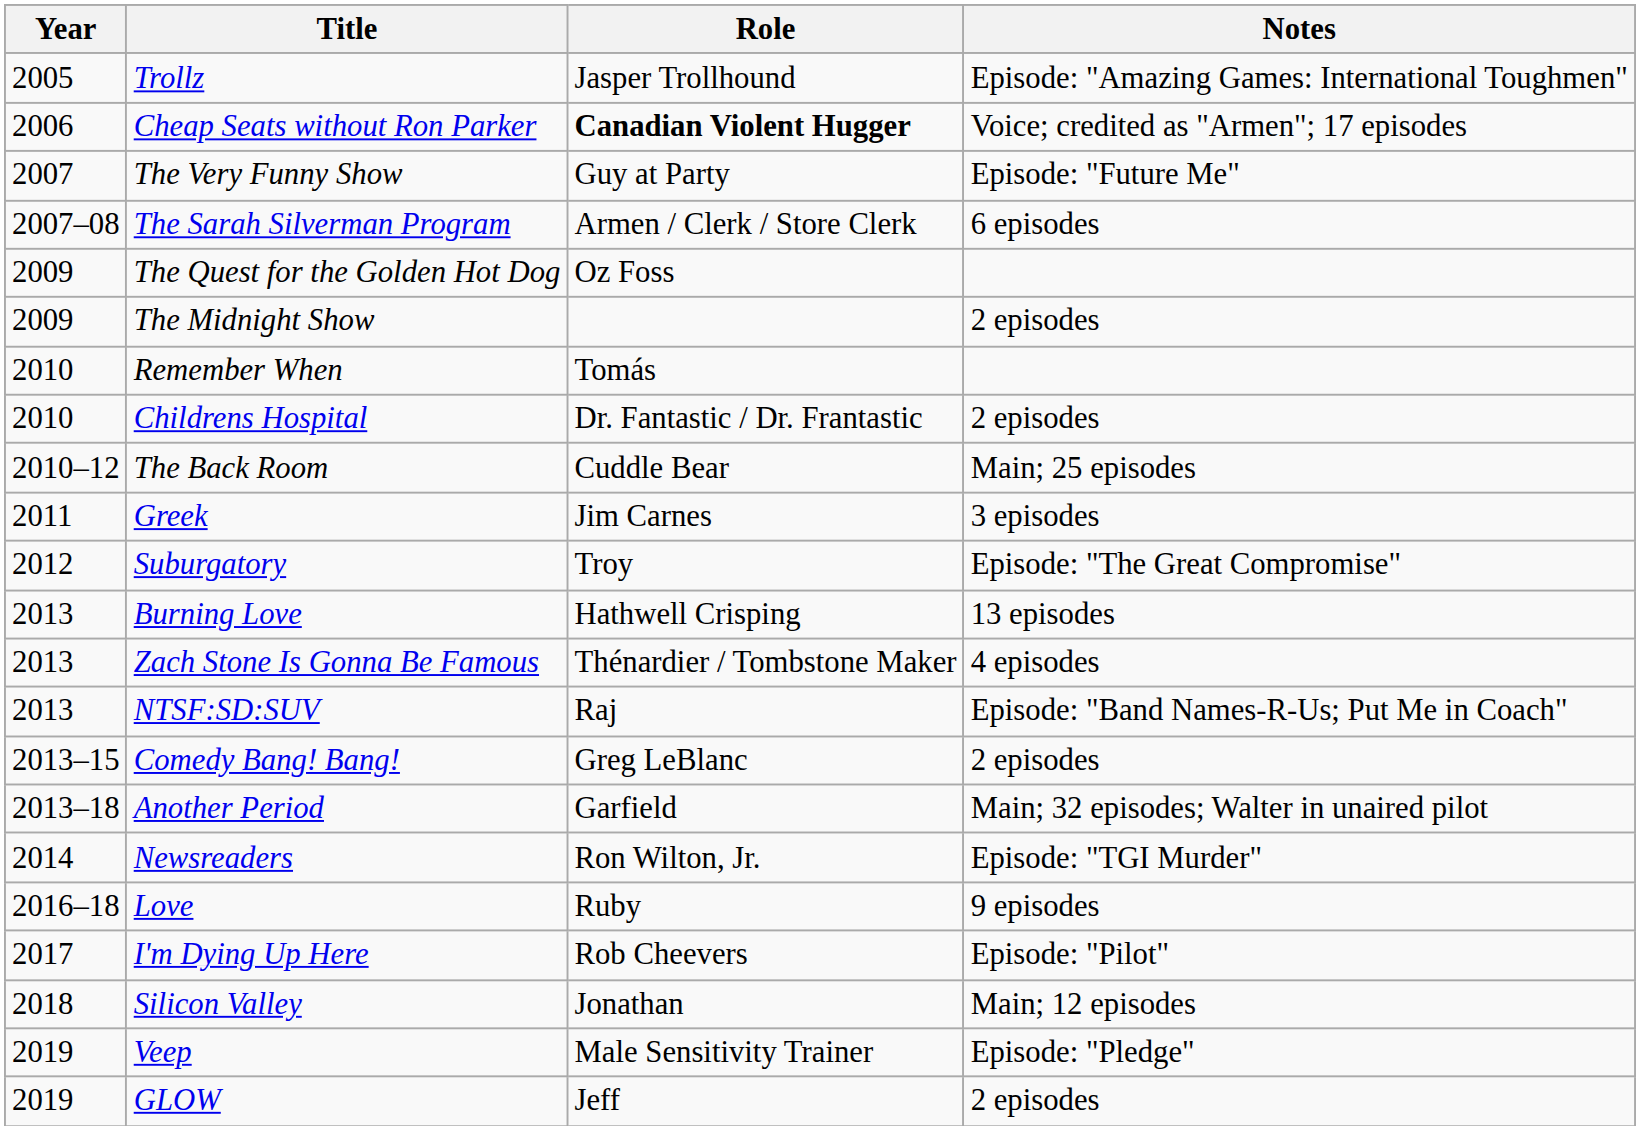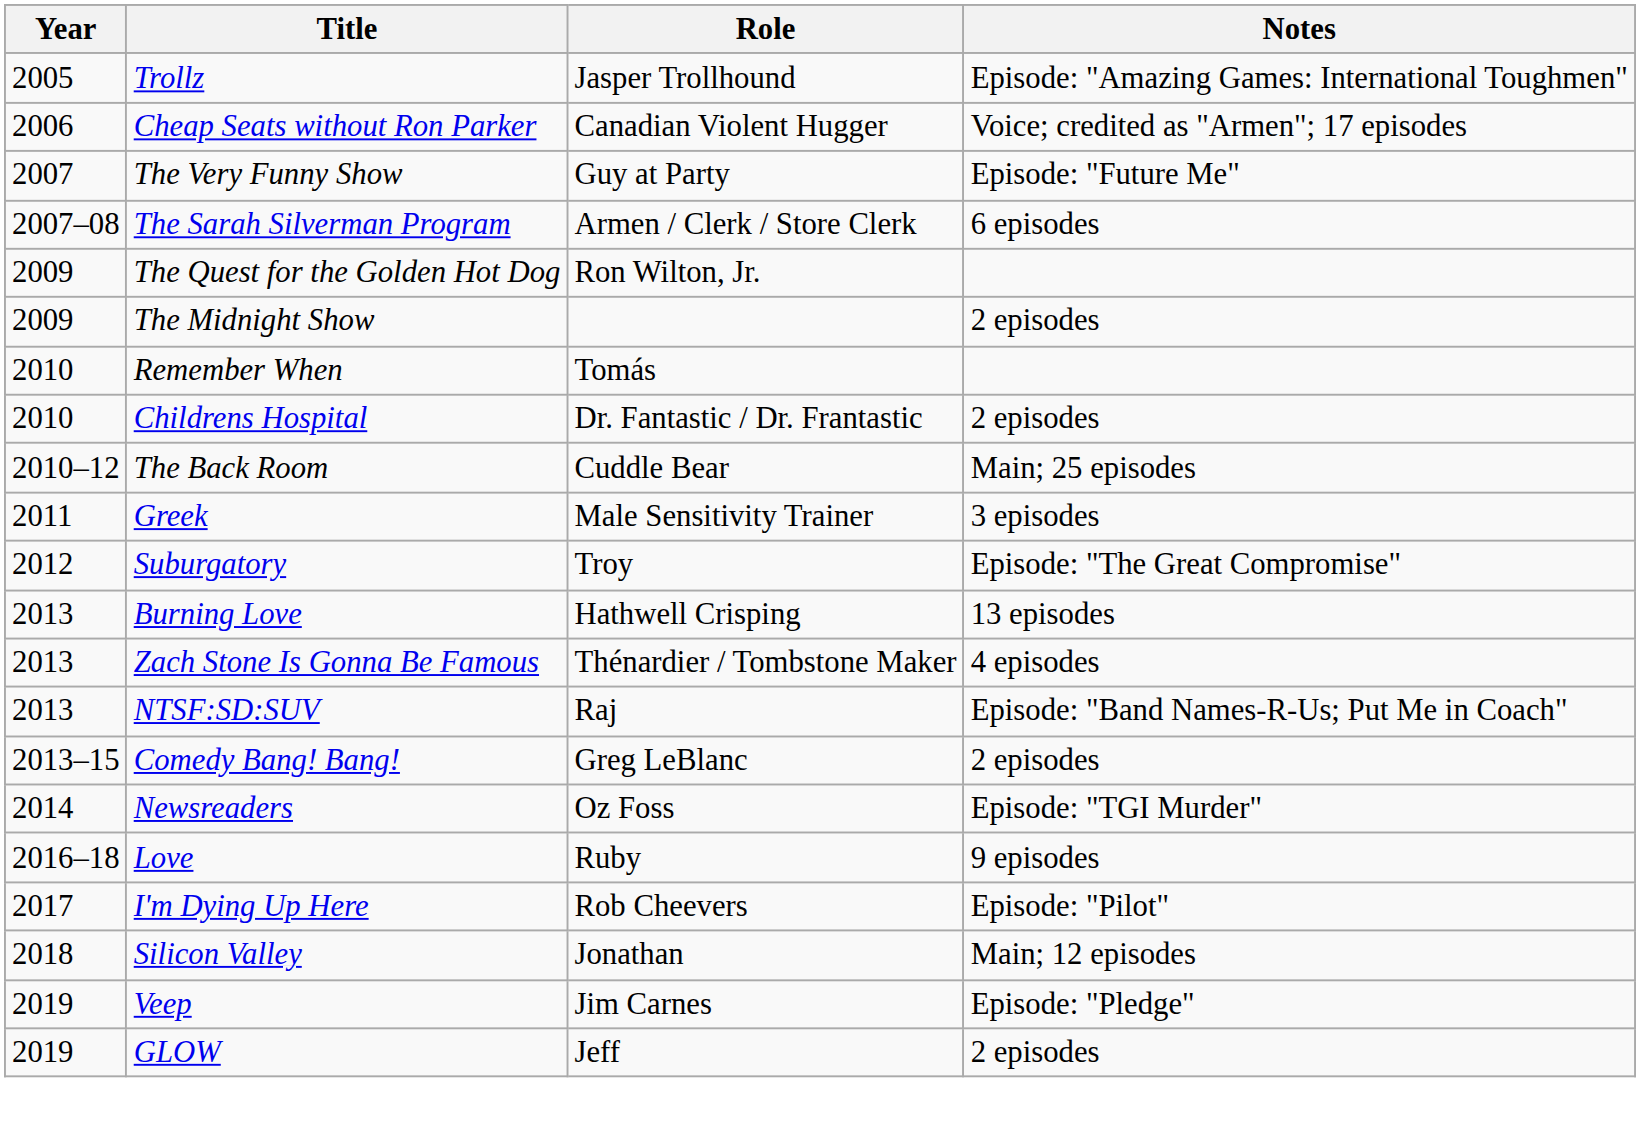(743, 126) bold -> (731, 126) normal
(624, 272) Oz Foss -> (667, 272) Ron Wilton, Jr.
(643, 516) Jim Carnes -> (724, 516) Male Sensitivity Trainer
- row: (229, 808)
(667, 857) Ron Wilton, Jr. -> (624, 808) Oz Foss
(724, 1051) Male Sensitivity Trainer -> (643, 1003) Jim Carnes
